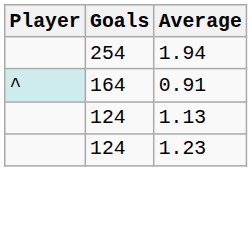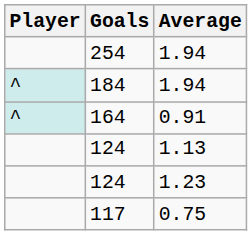+ row: (108, 85)
+ row: (108, 214)
